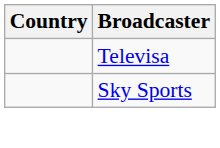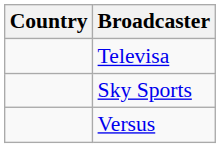+ row: (126, 124)
